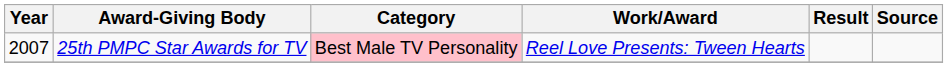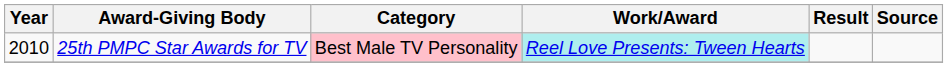(29, 47) 2007 -> (29, 47) 2010
(665, 47) no background -> (665, 47) paleturquoise background
